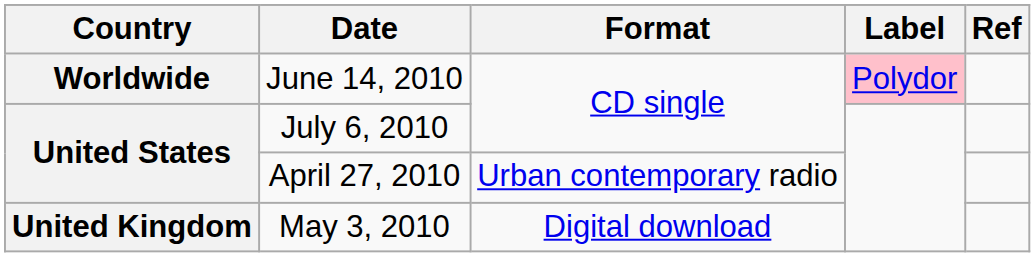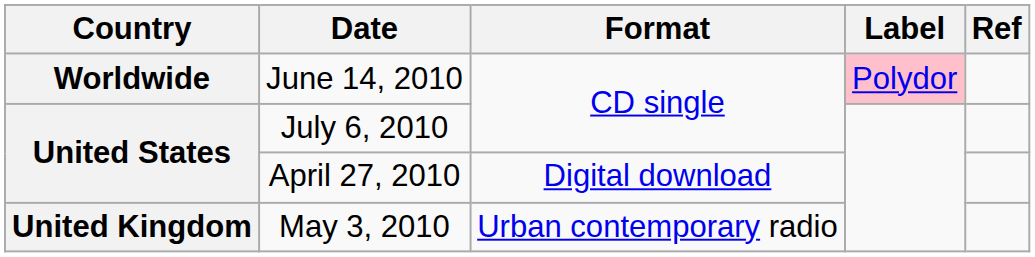(657, 176) Urban contemporary radio -> (657, 176) Digital download
(657, 226) Digital download -> (657, 226) Urban contemporary radio
